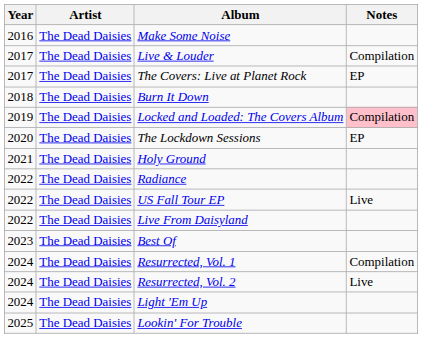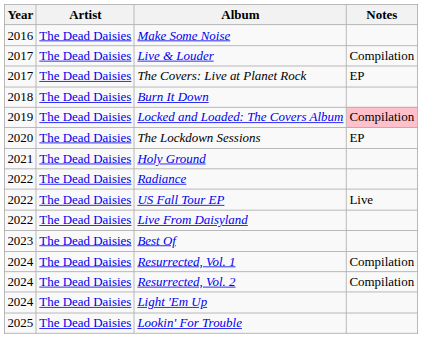(361, 281) Live -> (382, 281) Compilation
